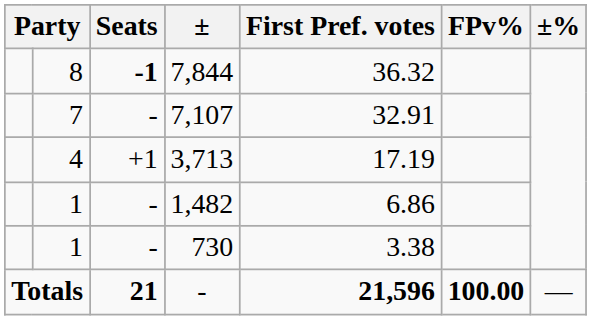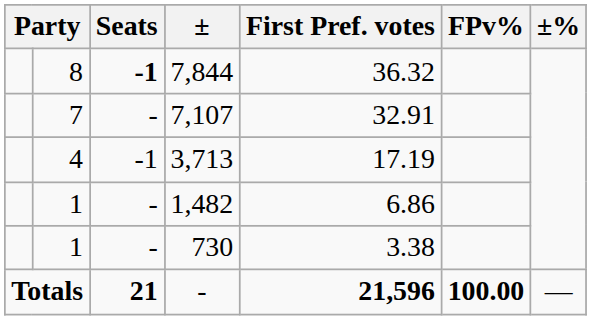(143, 159) +1 -> (146, 159) -1
